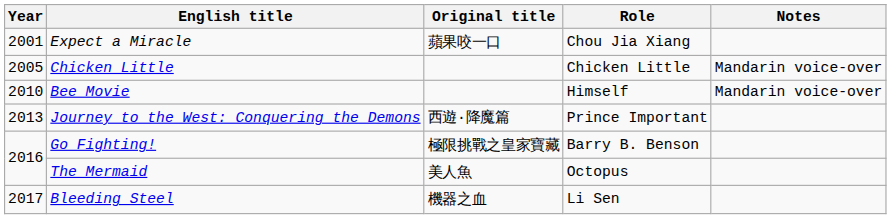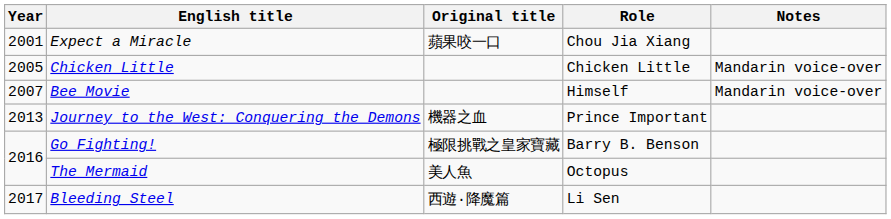(26, 92) 2010 -> (26, 92) 2007
(469, 118) 西遊·降魔篇 -> (457, 118) 機器之血
(457, 200) 機器之血 -> (469, 200) 西遊·降魔篇
